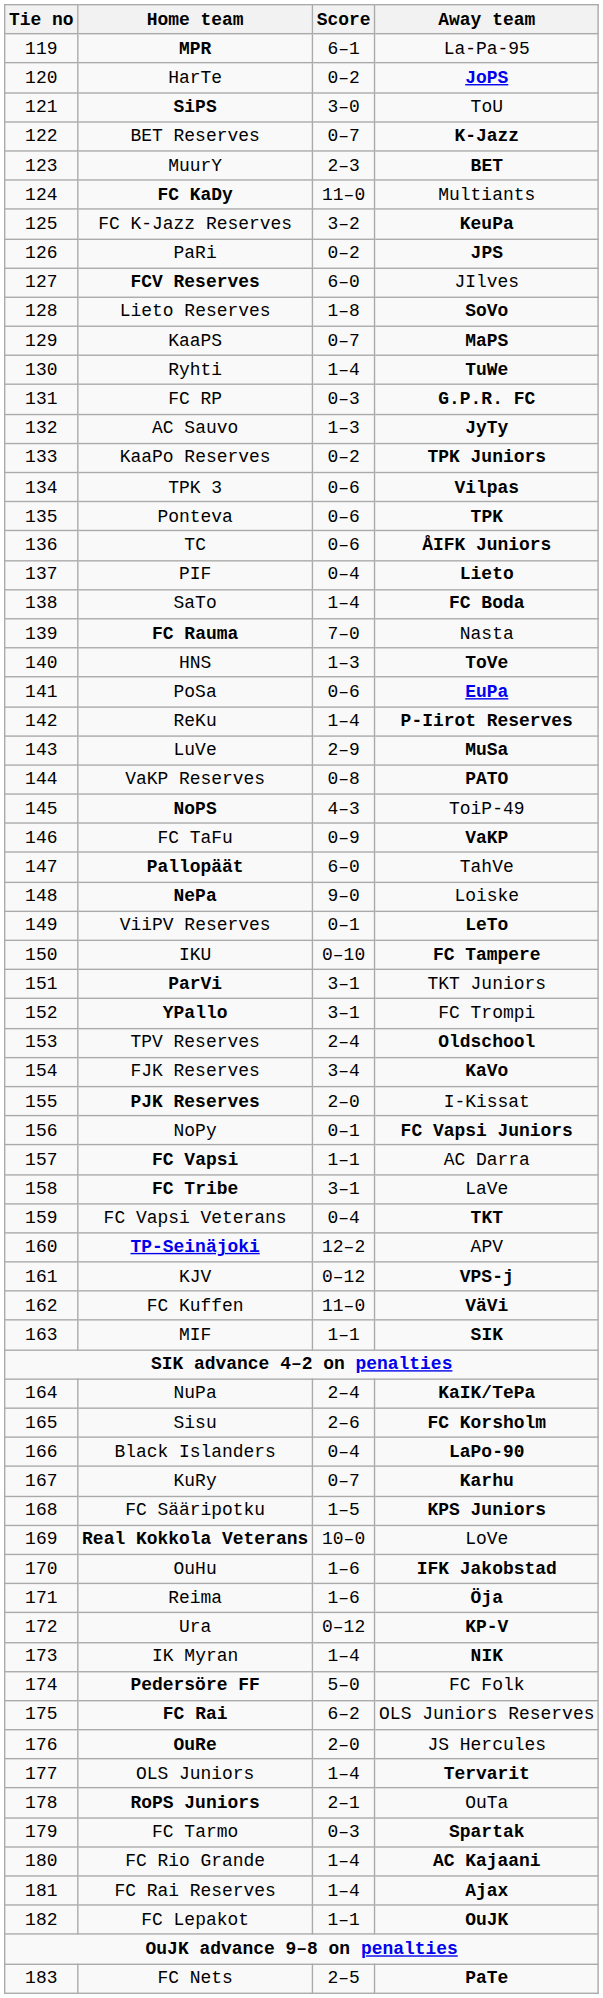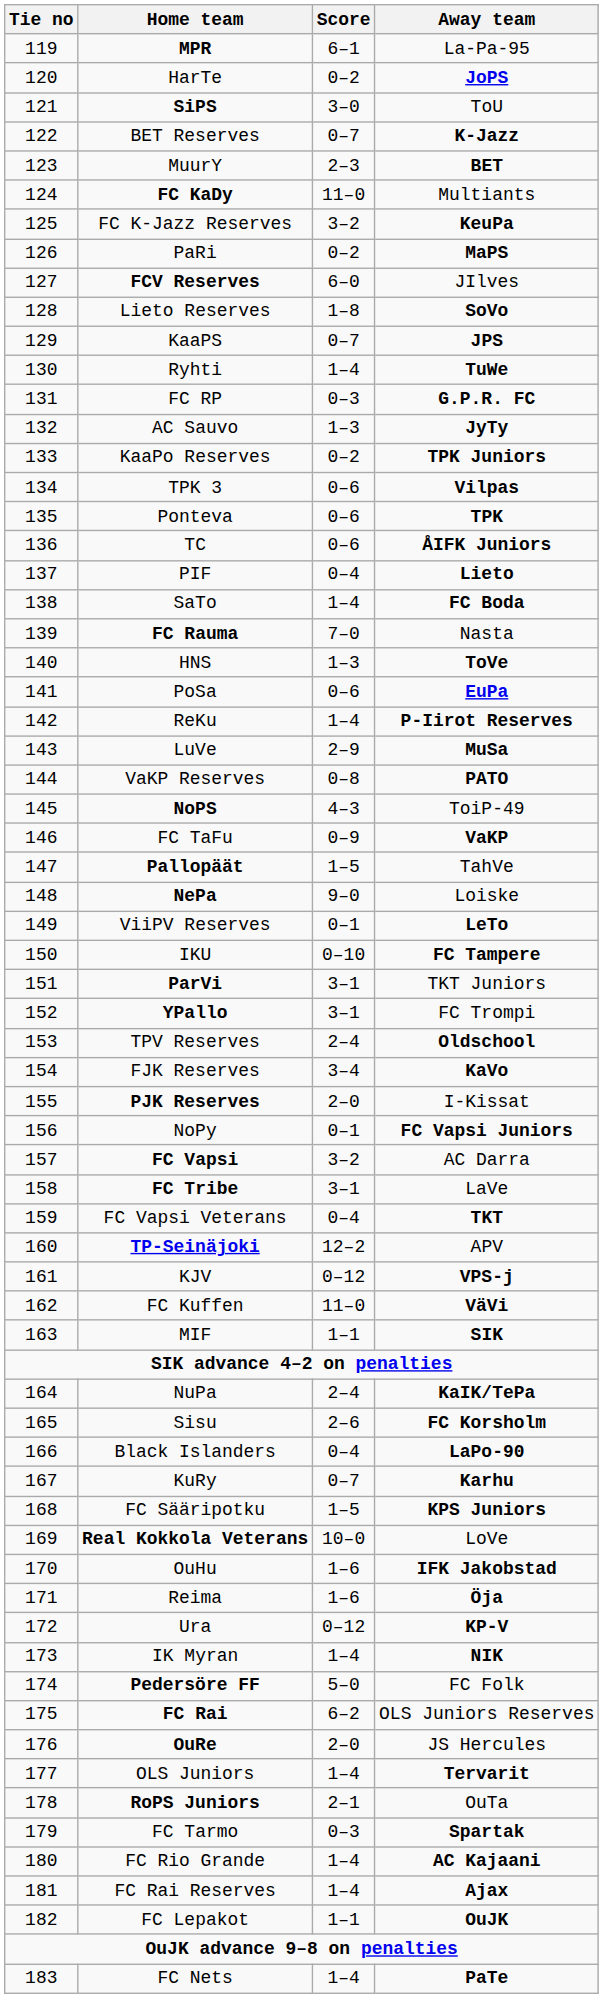(487, 253) JPS -> (487, 253) MaPS
(487, 341) MaPS -> (487, 341) JPS
(344, 867) 6–0 -> (344, 867) 1–5
(344, 1160) 1–1 -> (344, 1160) 3–2
(344, 1978) 2–5 -> (344, 1978) 1–4
